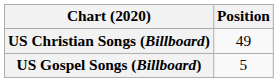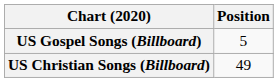rows swapped: (109, 41) <-> (109, 65)
